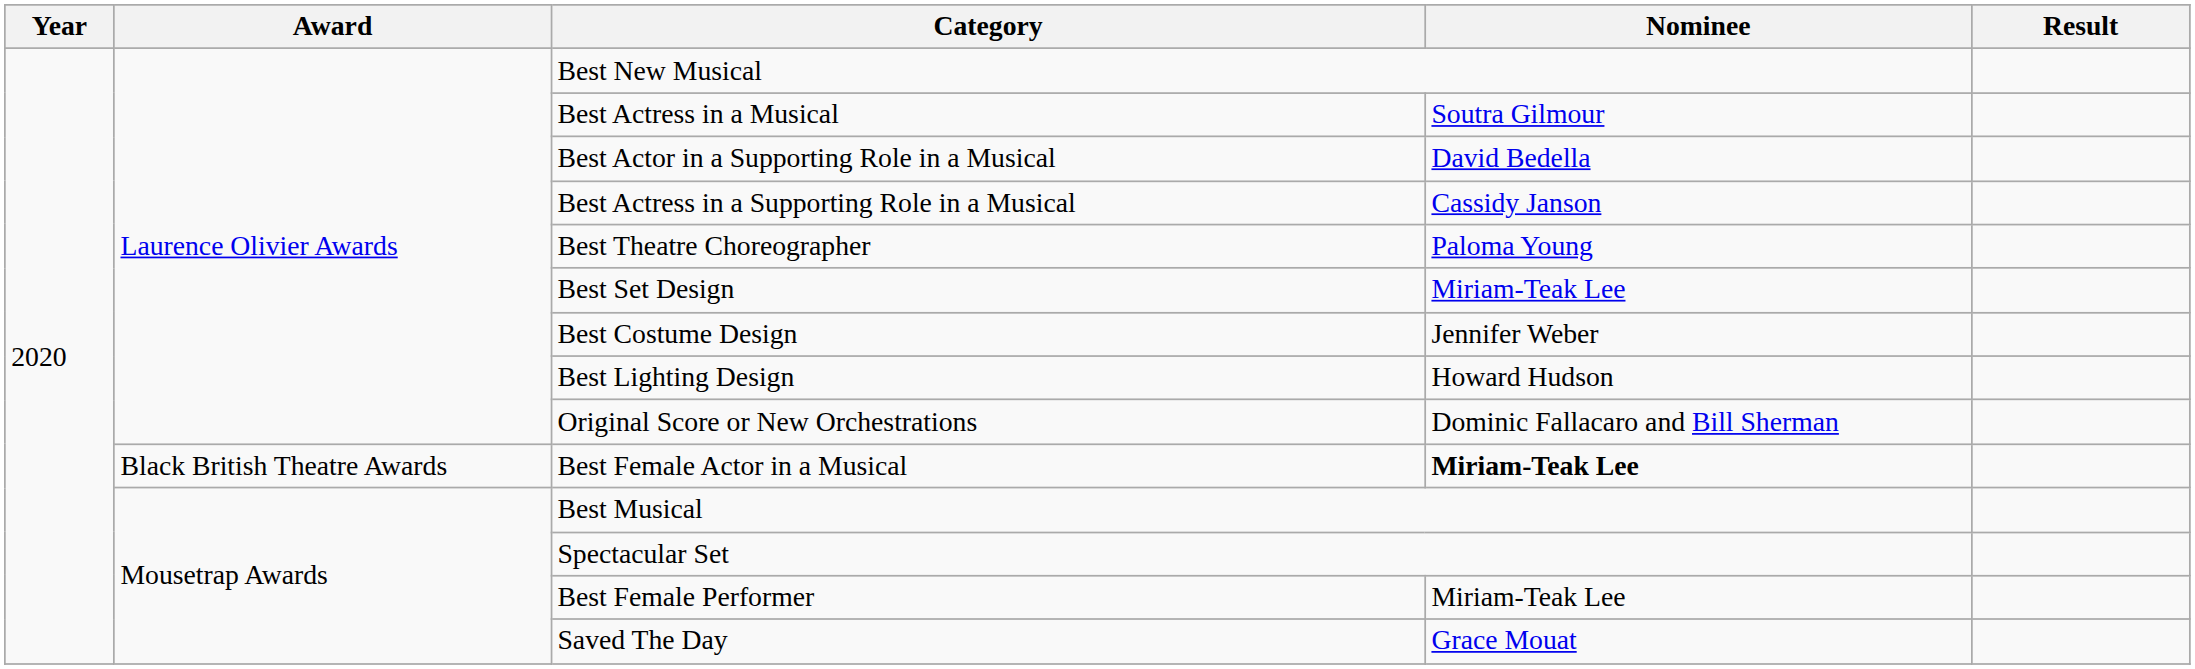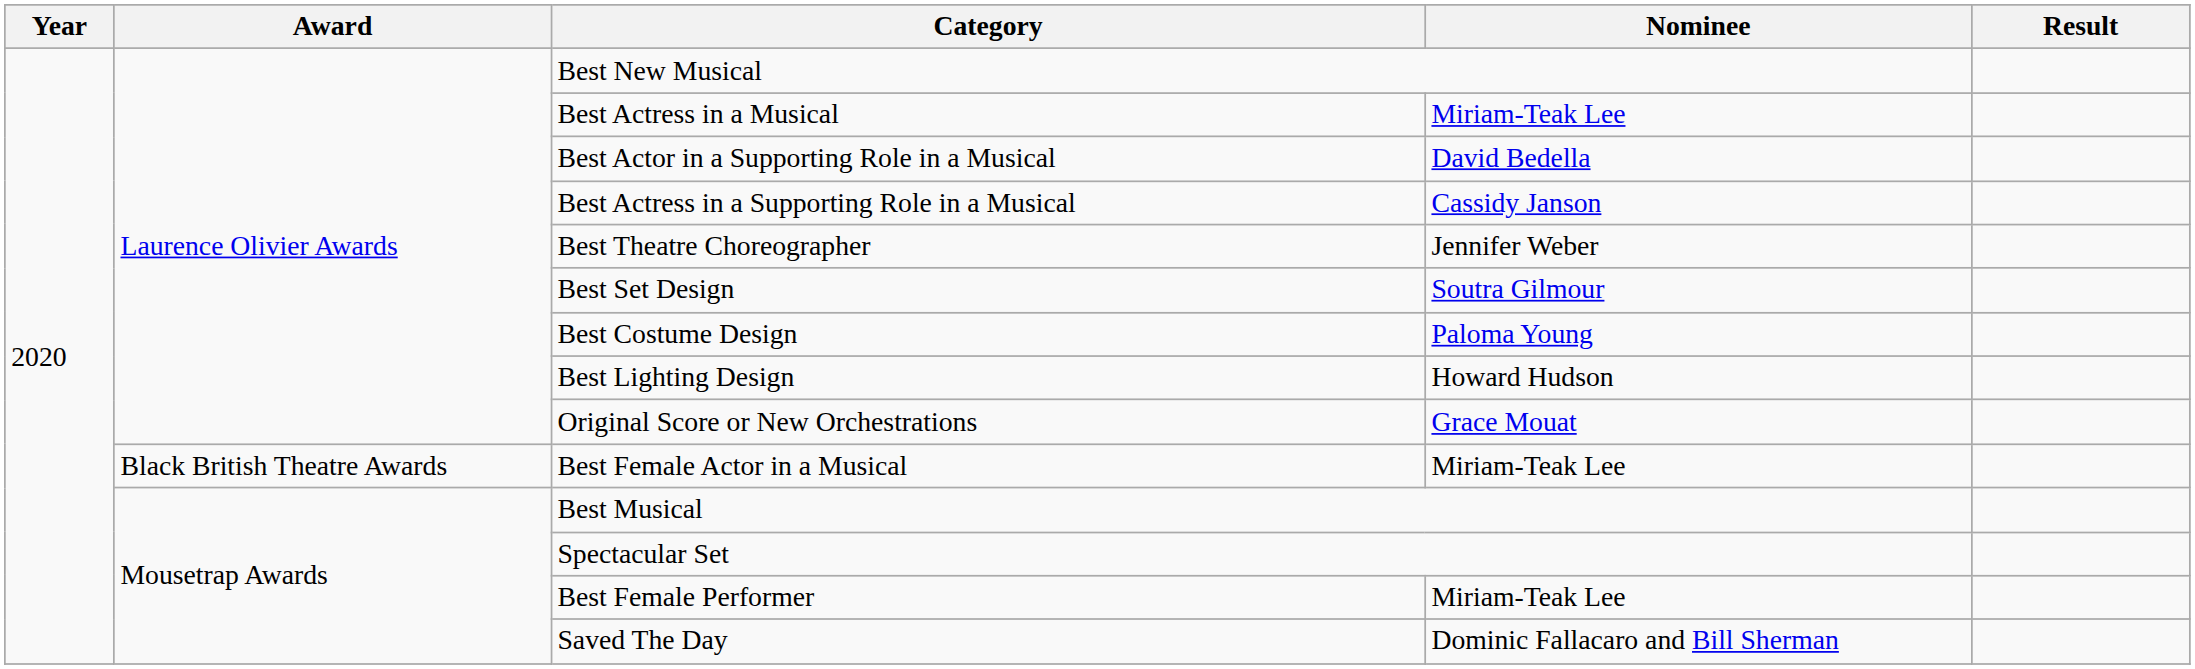(1518, 114) Soutra Gilmour -> (1528, 114) Miriam-Teak Lee
(1512, 245) Paloma Young -> (1515, 245) Jennifer Weber
(1528, 289) Miriam-Teak Lee -> (1518, 289) Soutra Gilmour
(1515, 333) Jennifer Weber -> (1512, 333) Paloma Young
(1635, 421) Dominic Fallacaro and Bill Sherman -> (1504, 421) Grace Mouat
(1535, 465) bold -> (1528, 465) normal
(1504, 641) Grace Mouat -> (1635, 641) Dominic Fallacaro and Bill Sherman
